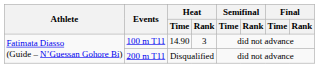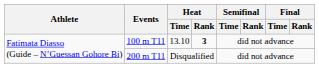(179, 41) 14.90 -> (179, 41) 13.10
(204, 41) normal -> (204, 41) bold
